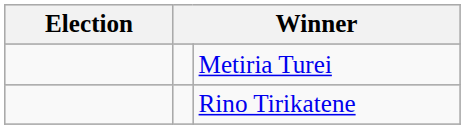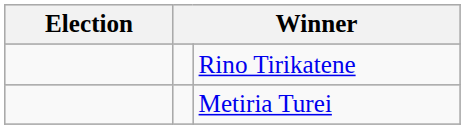rows swapped: (265, 64) <-> (277, 104)
